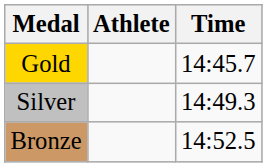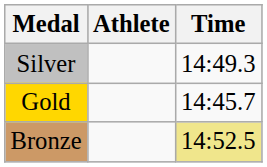rows swapped: (46, 63) <-> (46, 102)
(218, 141) no background -> (218, 141) khaki background
